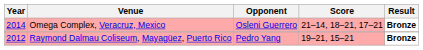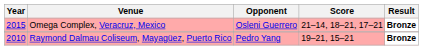(16, 25) 2014 -> (16, 25) 2015
(16, 39) 2012 -> (16, 39) 2010
